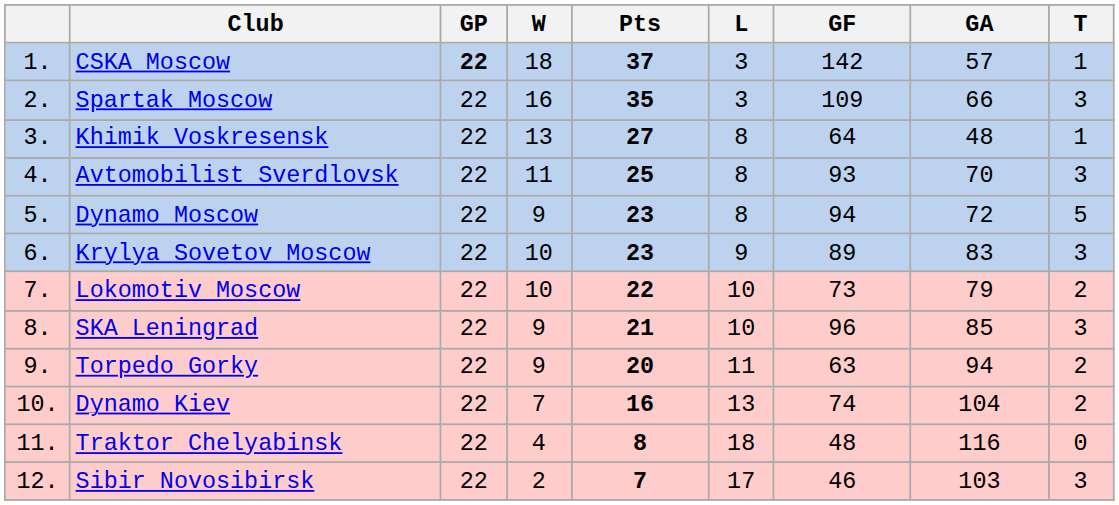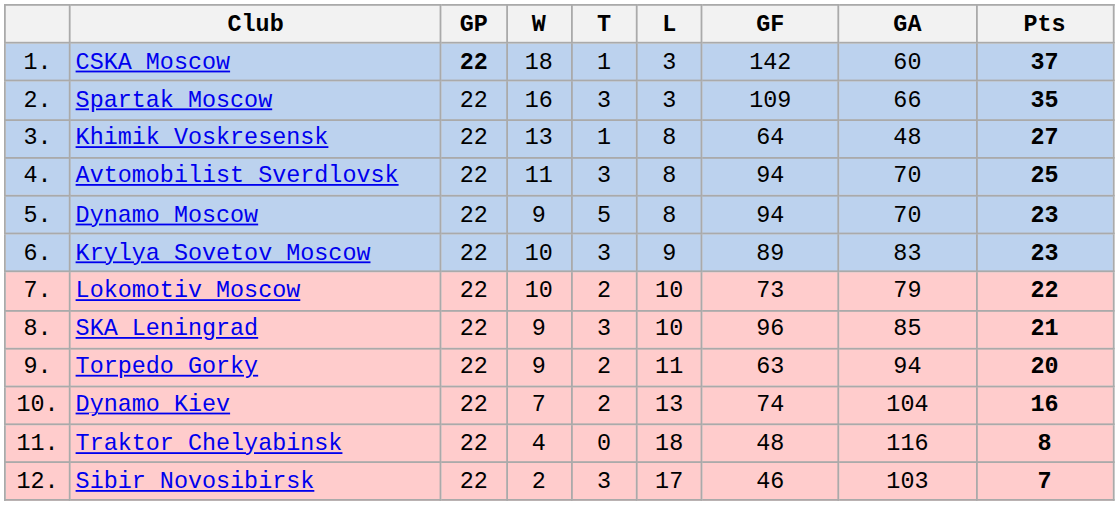columns swapped: (1081, 24) <-> (640, 24)
(979, 62) 57 -> (907, 62) 60
(842, 177) 93 -> (770, 177) 94
(979, 215) 72 -> (907, 215) 70
